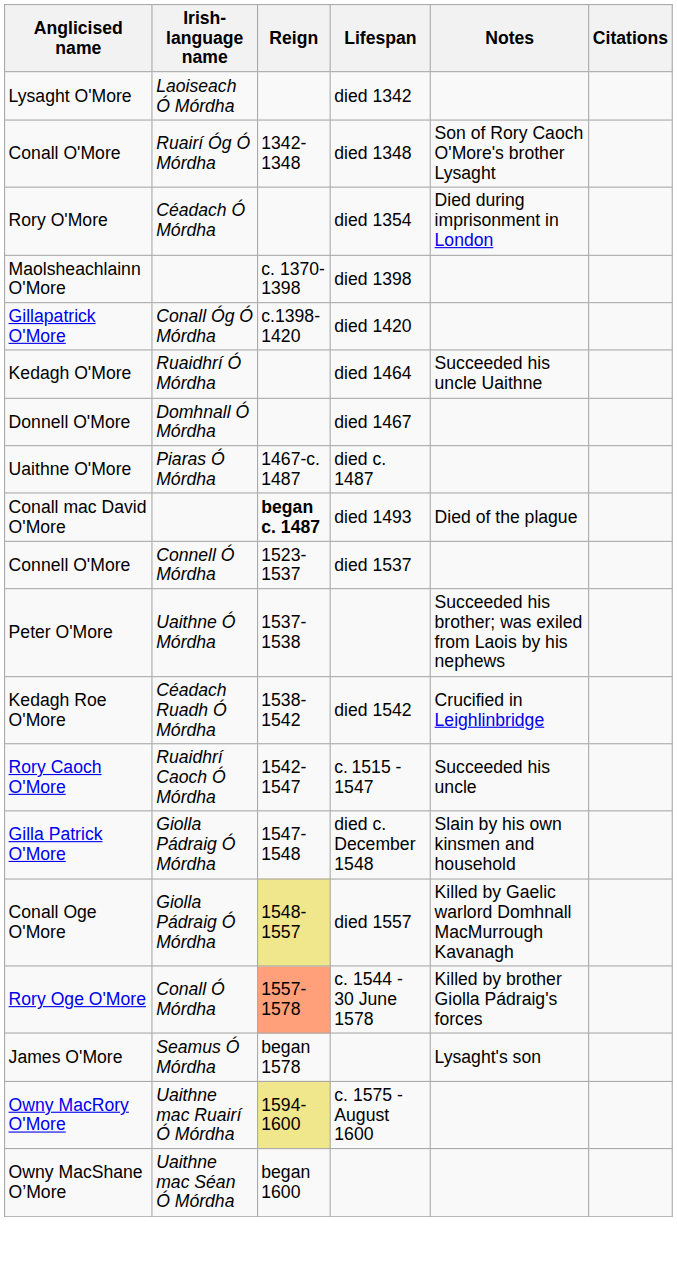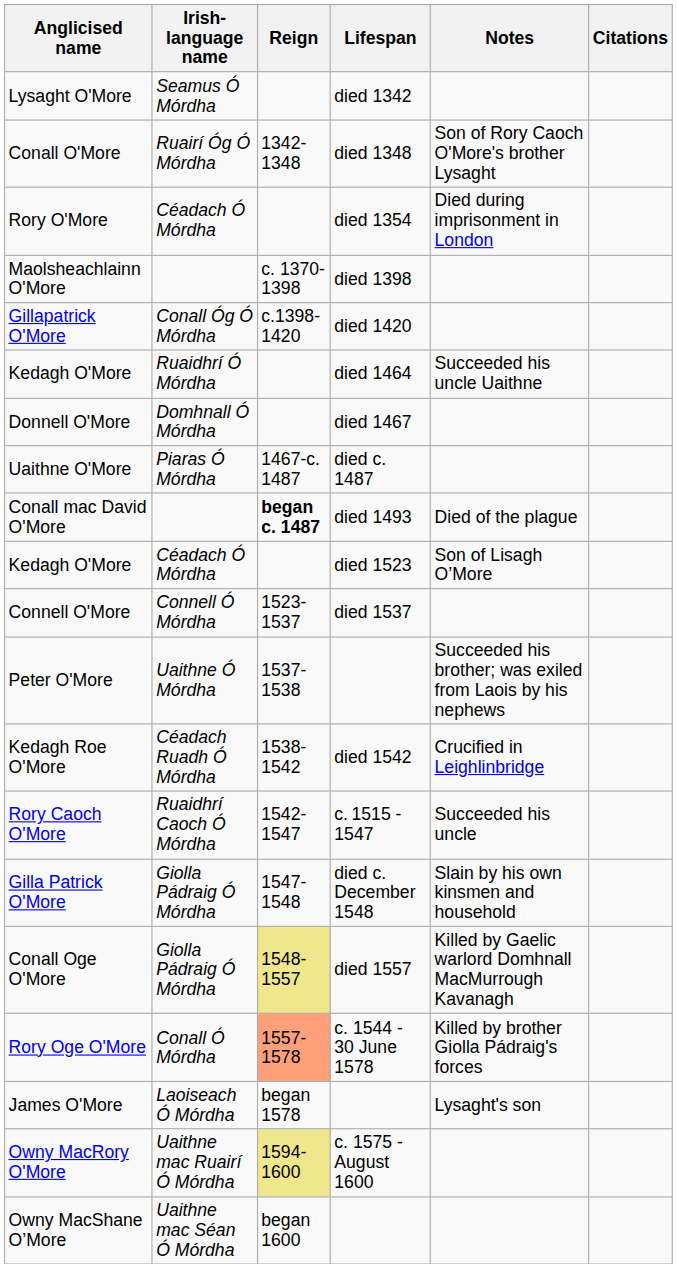(196, 95) Laoiseach Ó Mórdha -> (198, 95) Seamus Ó Mórdha
+ row: (70, 564)
(198, 1057) Seamus Ó Mórdha -> (196, 1104) Laoiseach Ó Mórdha
